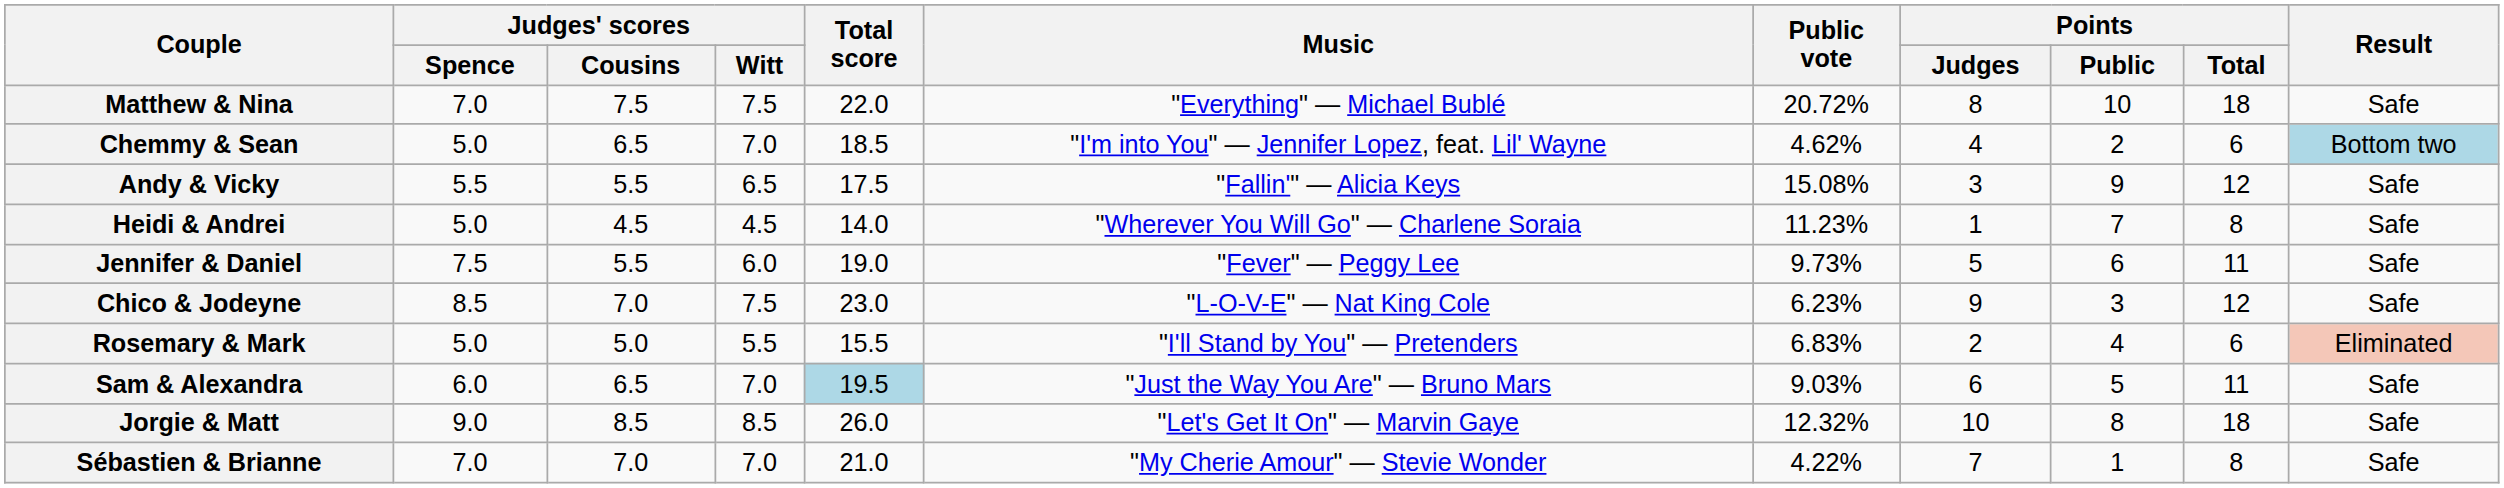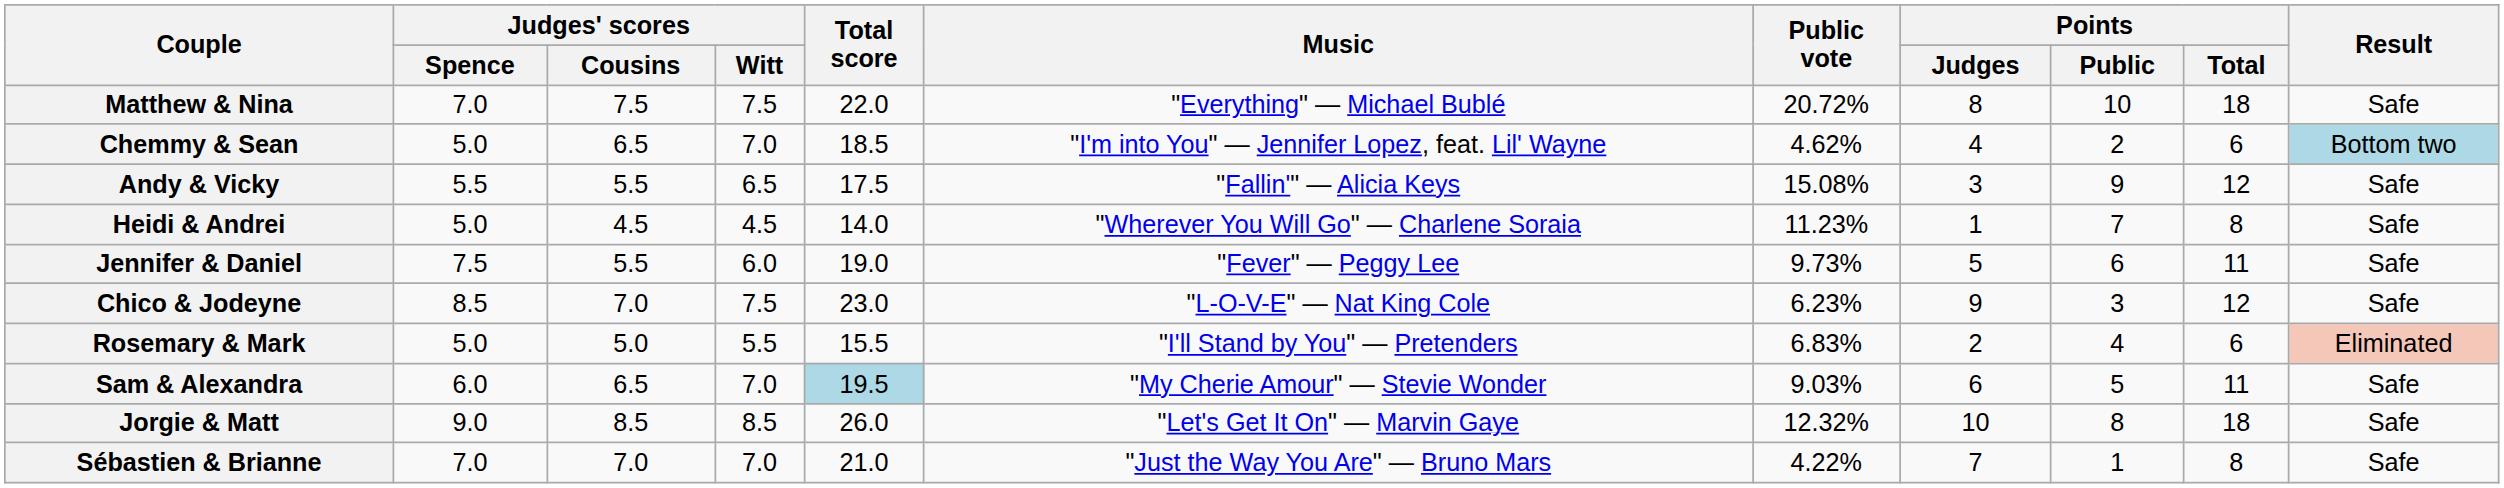(1338, 383) "Just the Way You Are" — Bruno Mars -> (1338, 383) "My Cherie Amour" — Stevie Wonder
(1338, 463) "My Cherie Amour" — Stevie Wonder -> (1338, 463) "Just the Way You Are" — Bruno Mars
